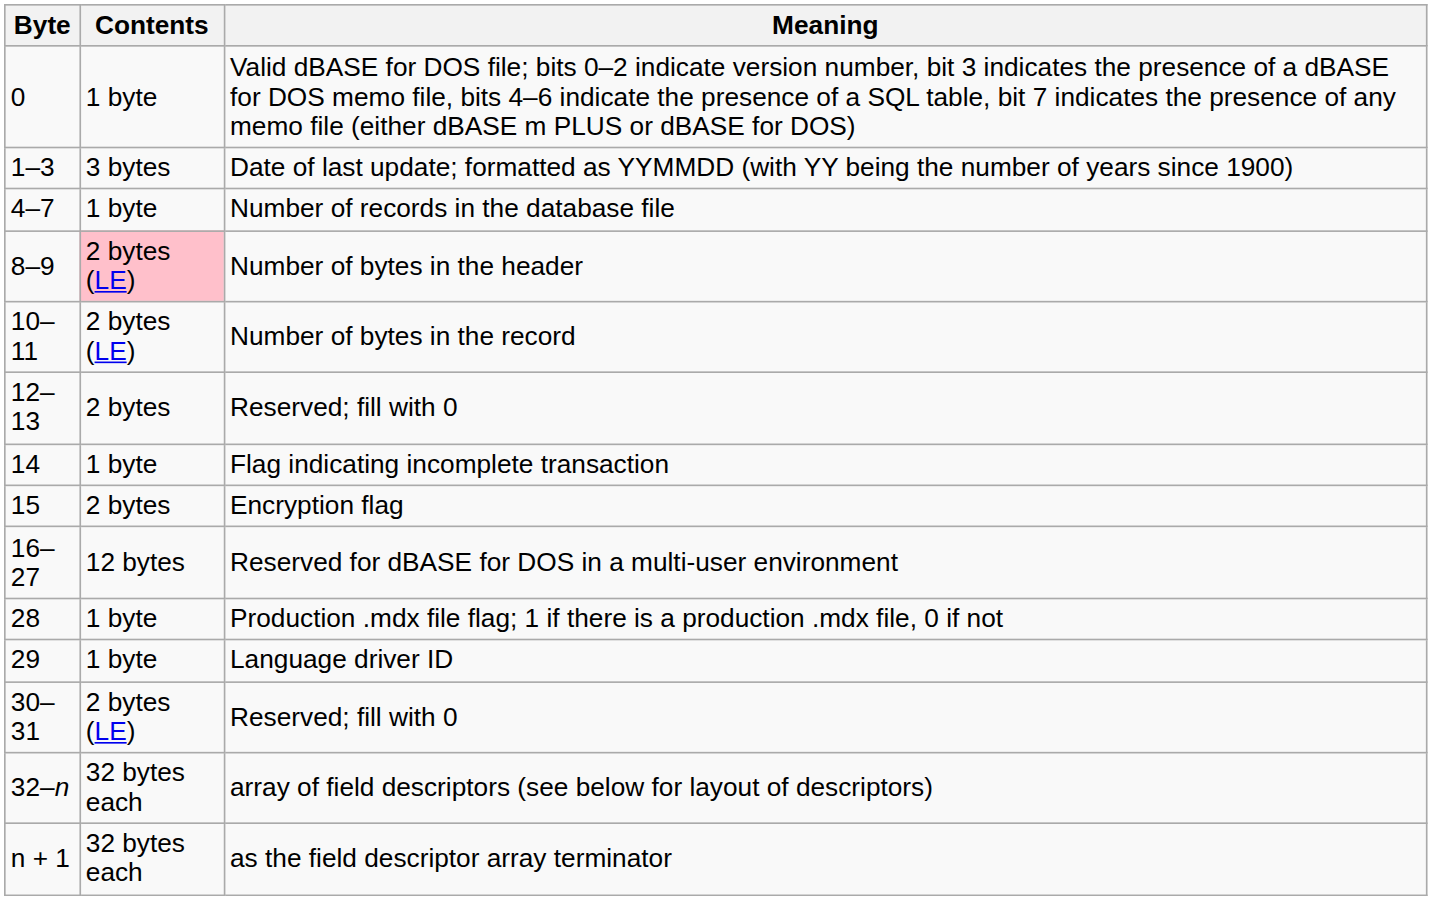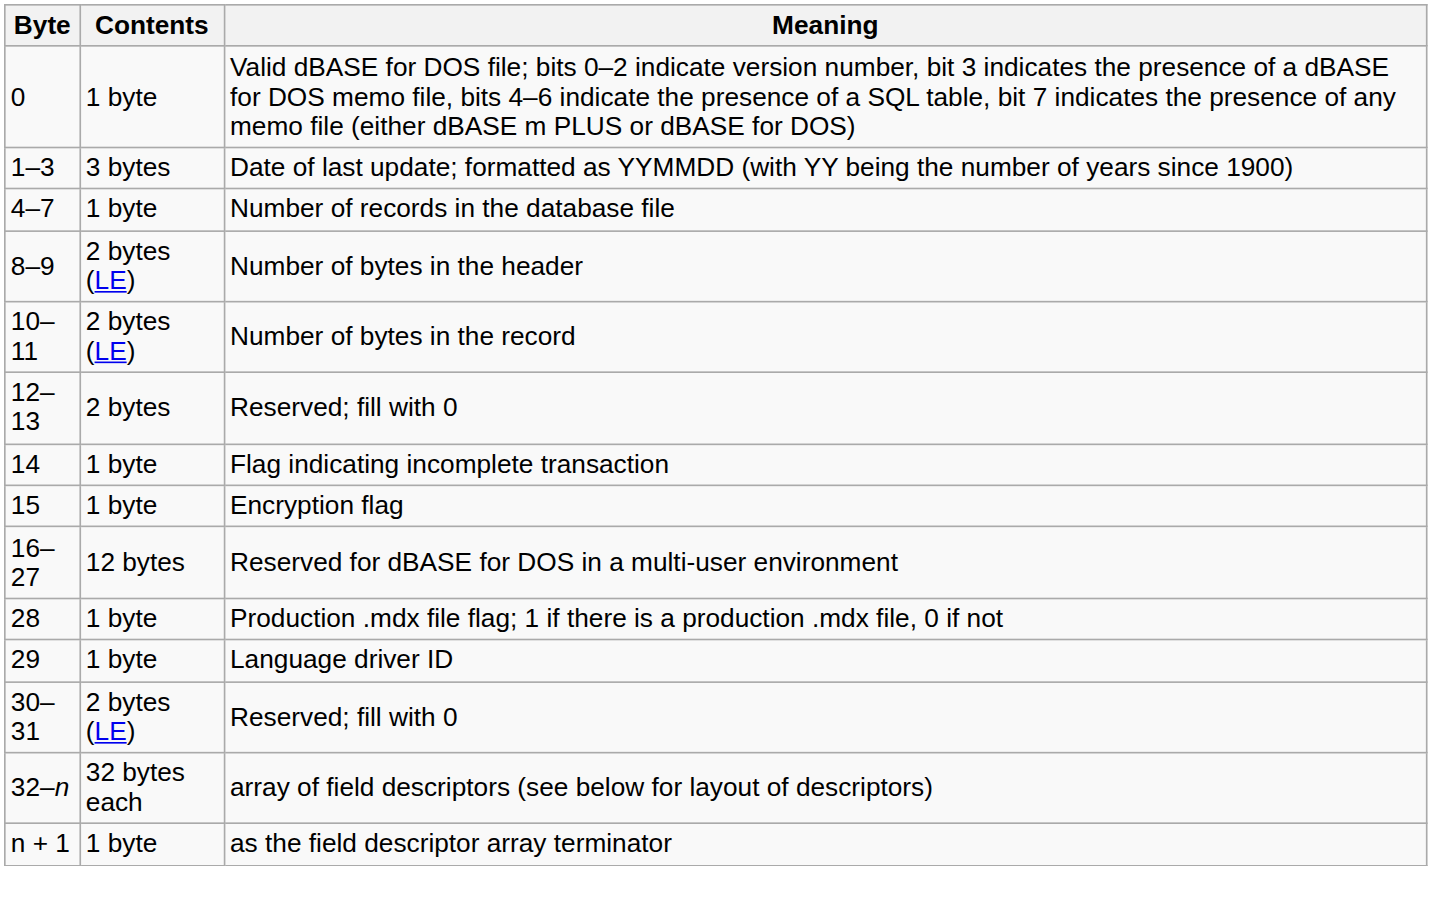(128, 265) pink background -> (128, 265) no background
(128, 505) 2 bytes -> (122, 505) 1 byte
(135, 858) 32 bytes each -> (122, 844) 1 byte
